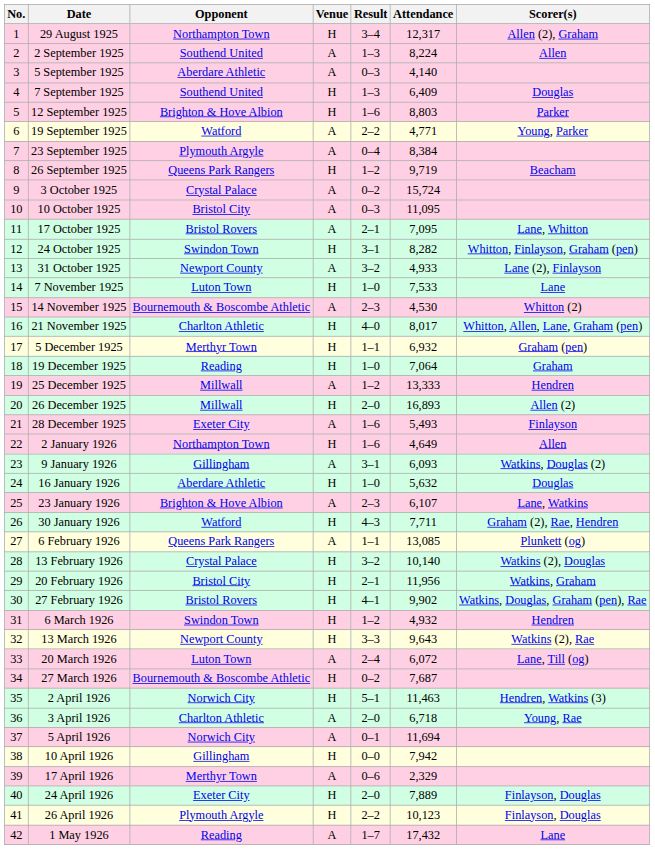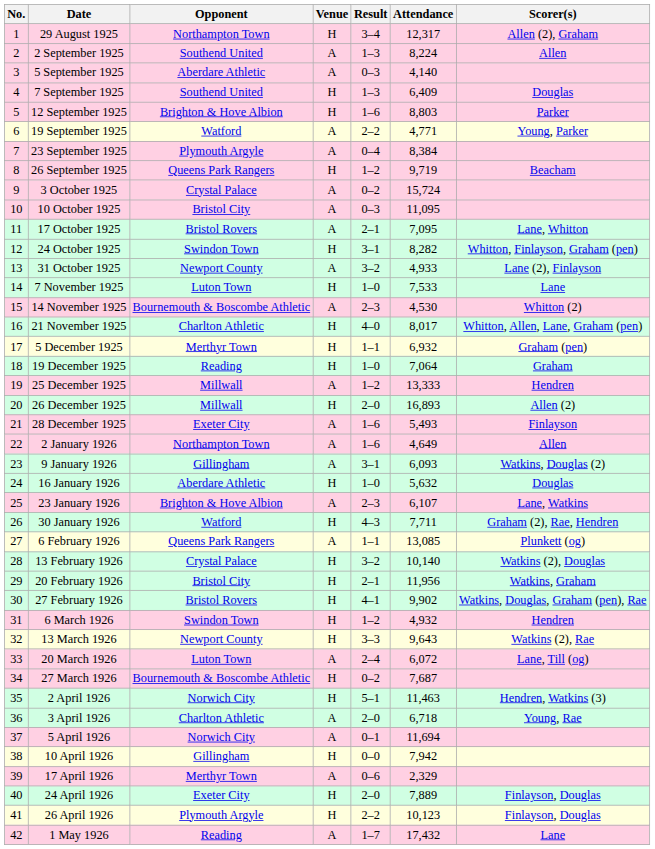(332, 444) H -> (332, 444) A
